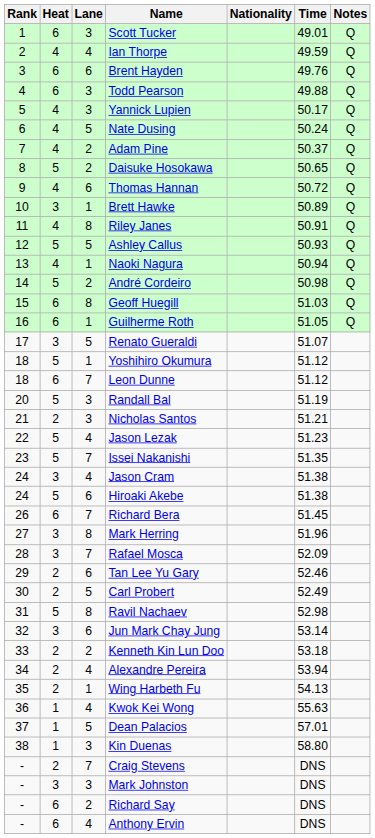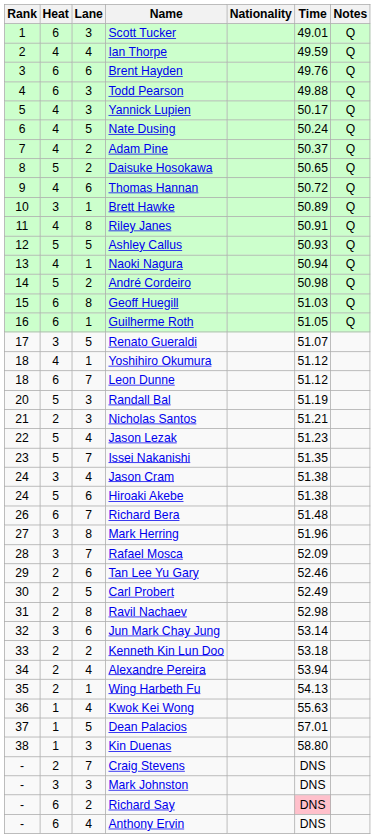(56, 361) 5 -> (56, 361) 4
(313, 515) 51.45 -> (313, 515) 51.48
(56, 611) 5 -> (56, 611) 2
(313, 804) no background -> (313, 804) pink background
